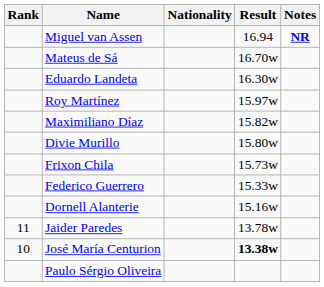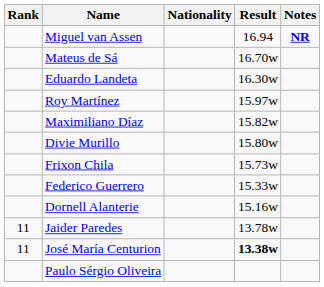(23, 249) 10 -> (23, 249) 11
